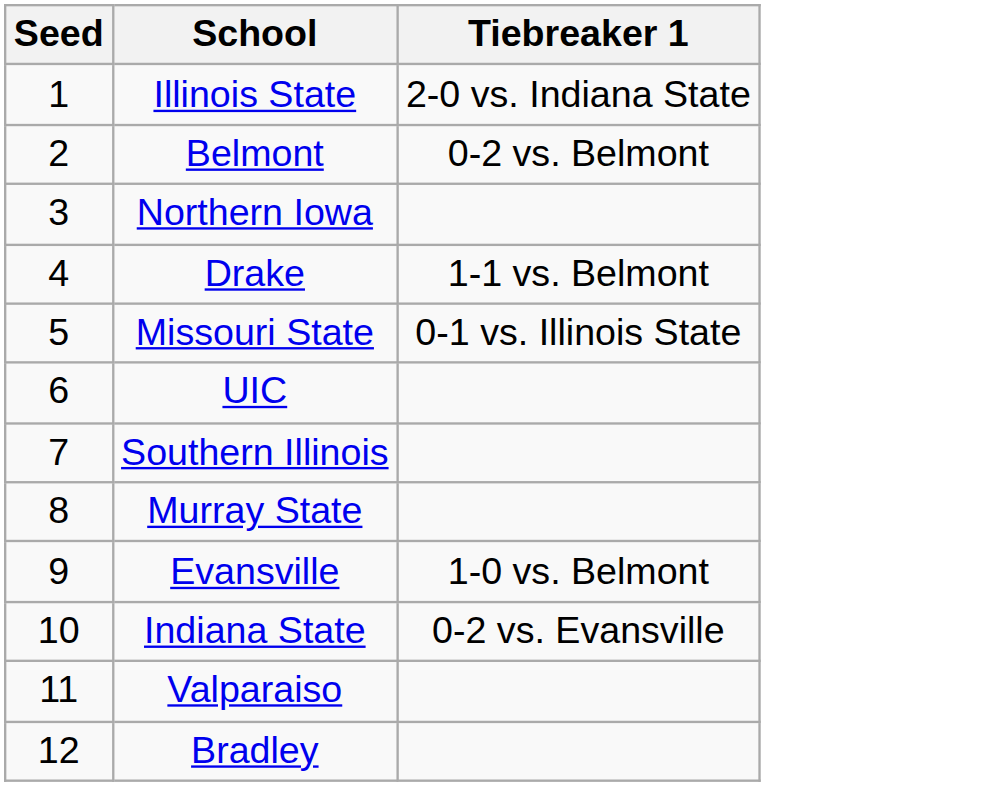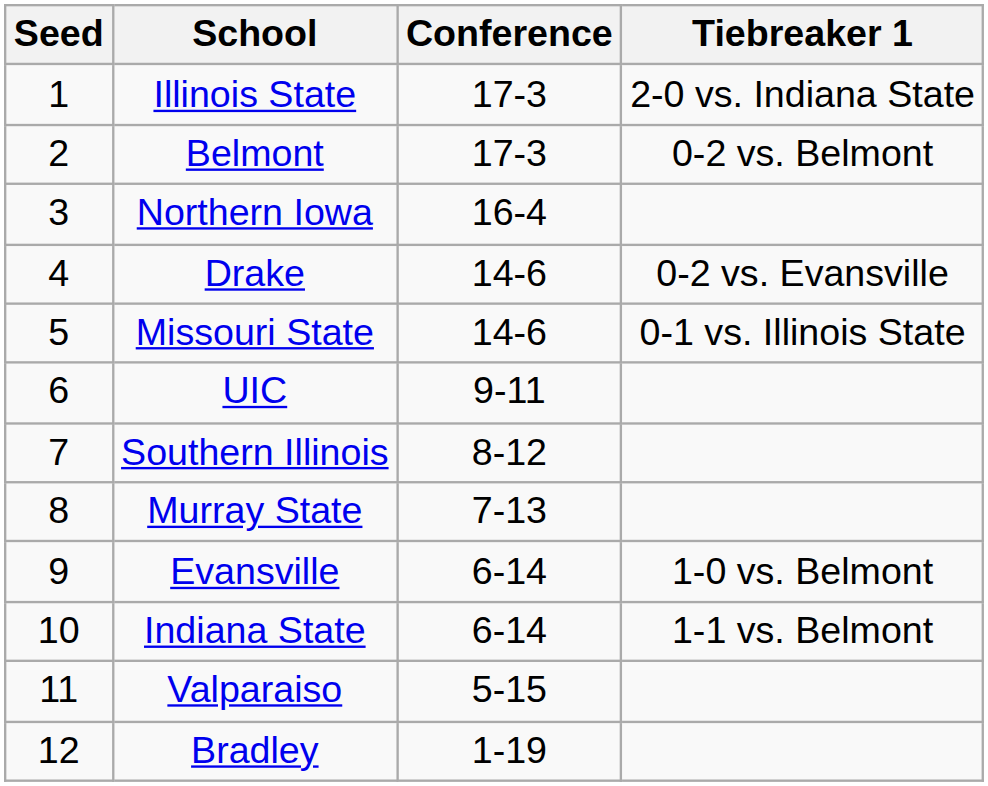+ column: (509, 34)
(578, 272) 1-1 vs. Belmont -> (803, 272) 0-2 vs. Evansville
(578, 630) 0-2 vs. Evansville -> (803, 630) 1-1 vs. Belmont
